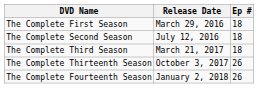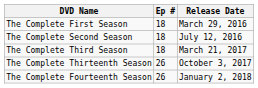columns swapped: (242, 11) <-> (192, 11)
